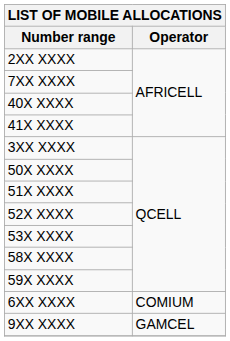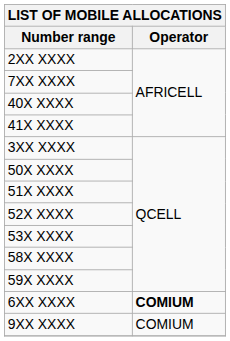(165, 302) normal -> (165, 302) bold
(165, 324) GAMCEL -> (165, 324) COMIUM
